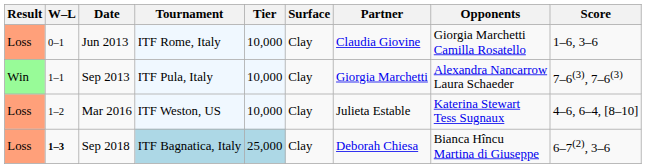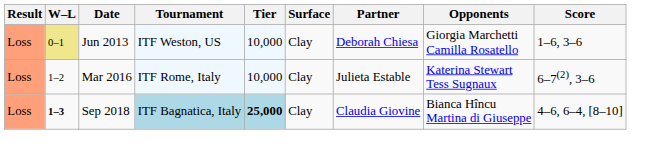(56, 42) no background -> (56, 42) khaki background
(179, 42) ITF Rome, Italy -> (179, 42) ITF Weston, US
(378, 42) Claudia Giovine -> (377, 42) Deborah Chiesa
- row: (106, 76)
(179, 111) ITF Weston, US -> (179, 76) ITF Rome, Italy
(596, 111) 4–6, 6–4, [8–10] -> (566, 76) 6–7(2), 3–6
(265, 146) normal -> (265, 111) bold
(377, 146) Deborah Chiesa -> (378, 111) Claudia Giovine
(582, 146) 6–7(2), 3–6 -> (580, 111) 4–6, 6–4, [8–10]
